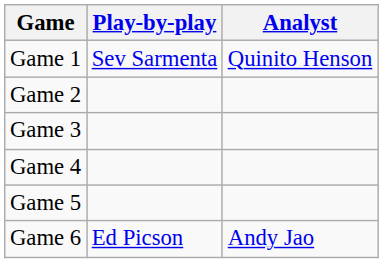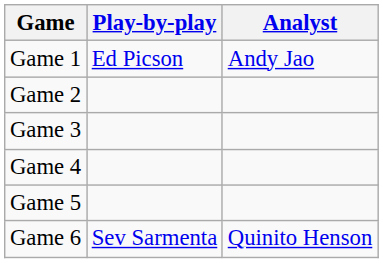(154, 58) Sev Sarmenta -> (137, 58) Ed Picson
(300, 58) Quinito Henson -> (271, 58) Andy Jao
(137, 238) Ed Picson -> (154, 238) Sev Sarmenta
(271, 238) Andy Jao -> (300, 238) Quinito Henson
